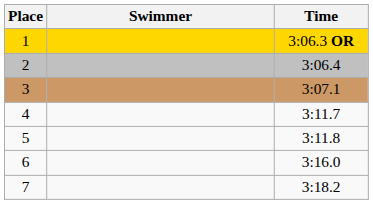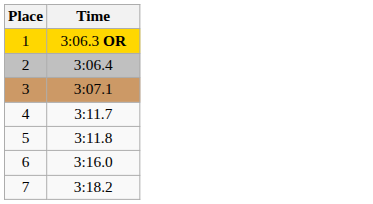- column: (160, 16)
